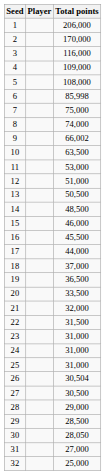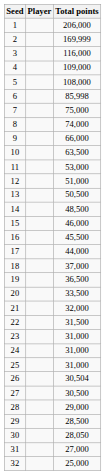(77, 39) 170,000 -> (77, 39) 169,999
(77, 138) 66,002 -> (77, 138) 66,000
